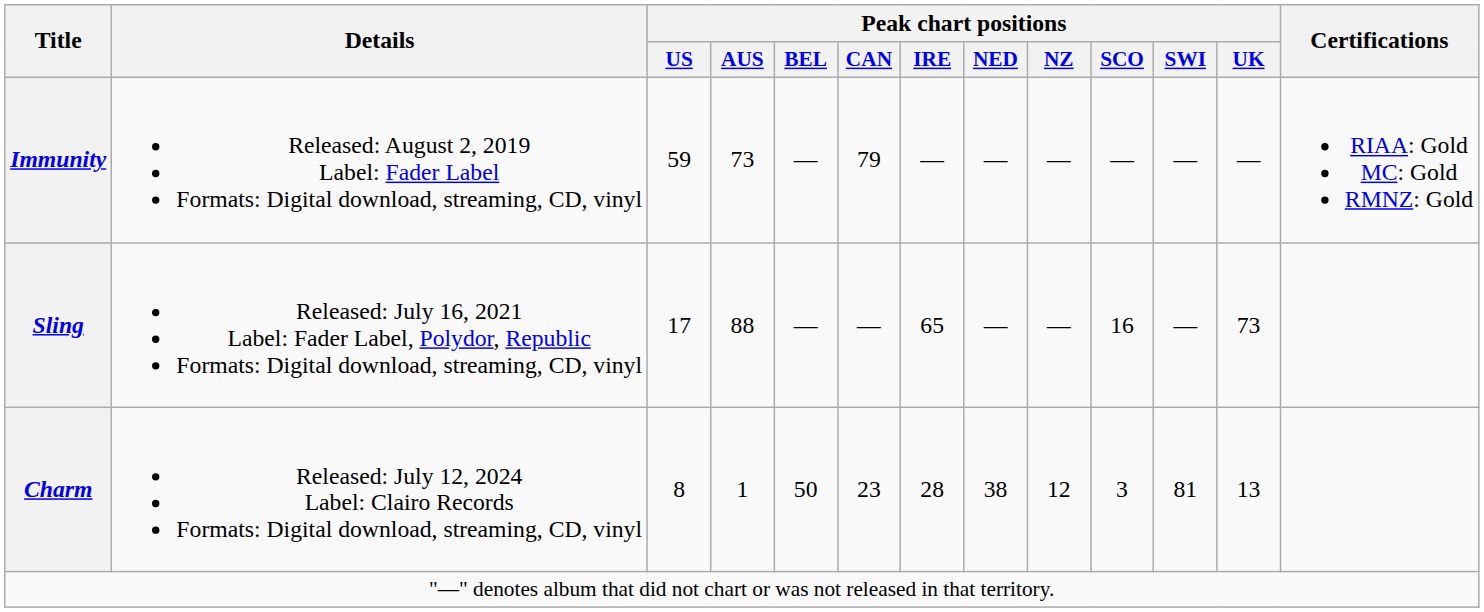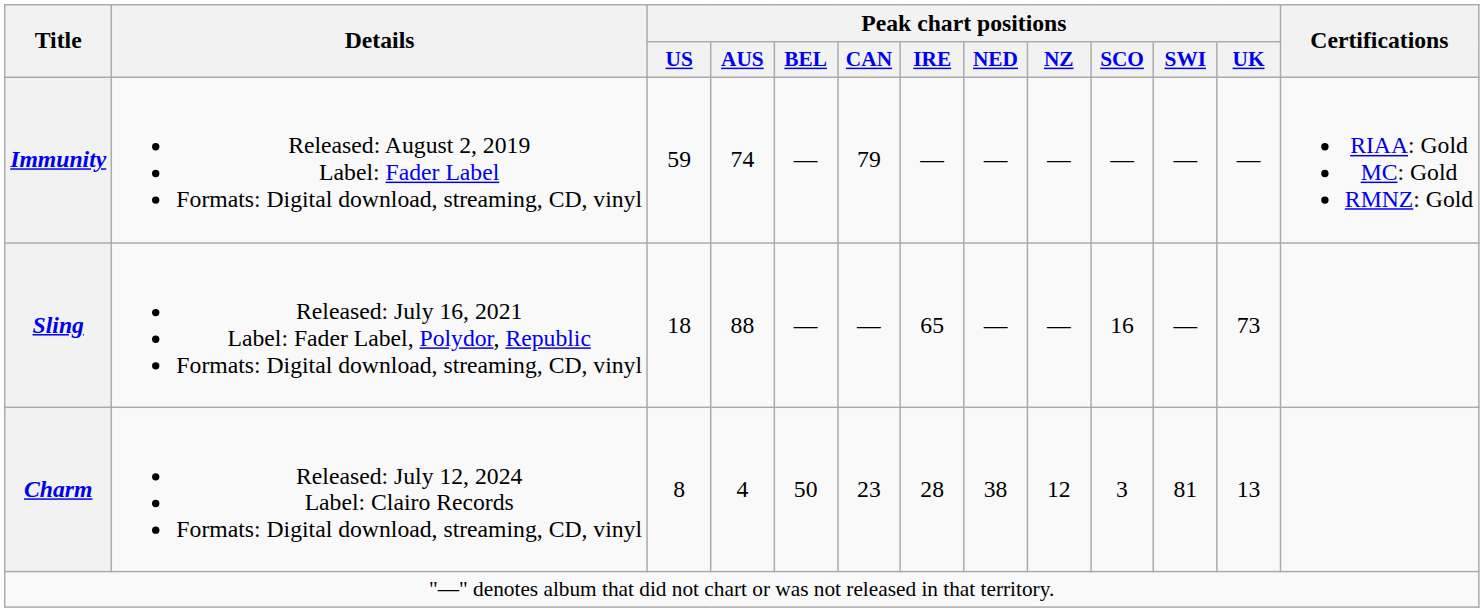(742, 159) 73 -> (742, 159) 74
(679, 324) 17 -> (679, 324) 18
(742, 489) 1 -> (742, 489) 4
